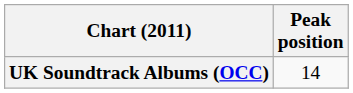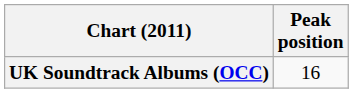(311, 72) 14 -> (311, 72) 16
